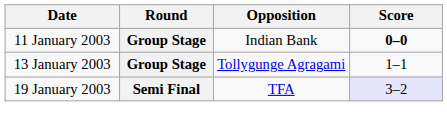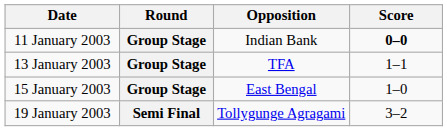(281, 64) Tollygunge Agragami -> (281, 64) TFA
+ row: (62, 88)
(281, 88) TFA -> (281, 113) Tollygunge Agragami
(396, 88) lavender background -> (396, 113) no background
